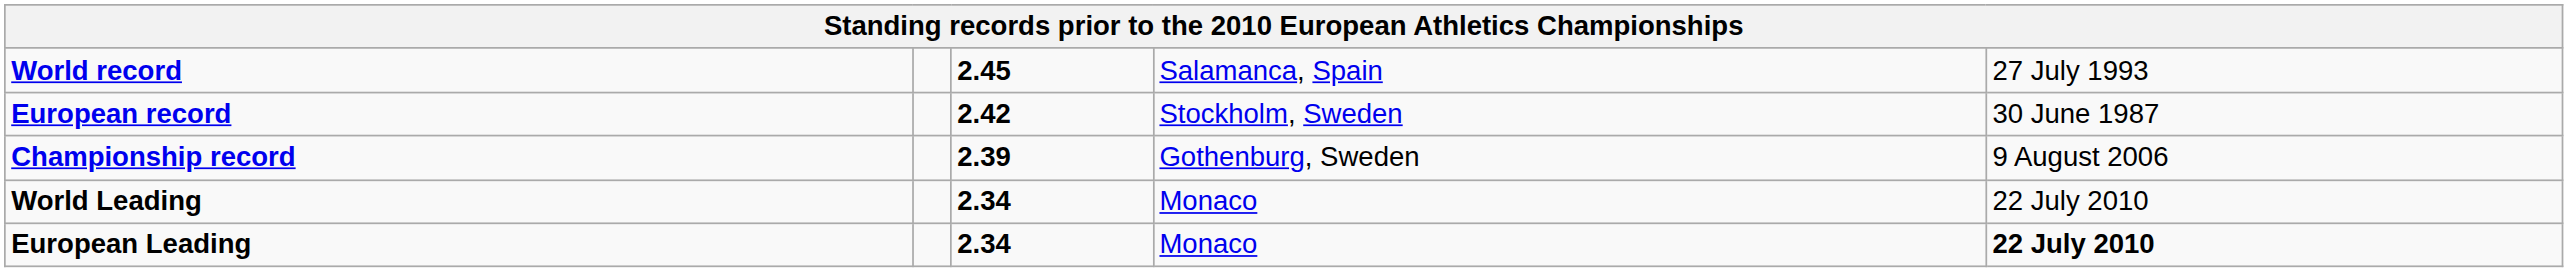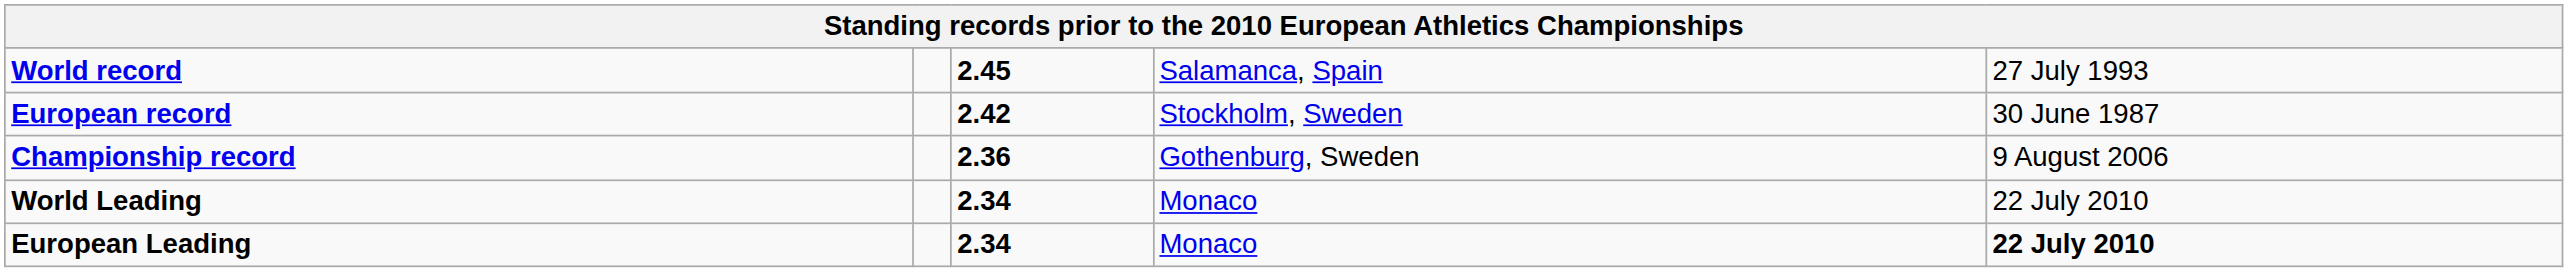(984, 157) 2.39 -> (984, 157) 2.36
